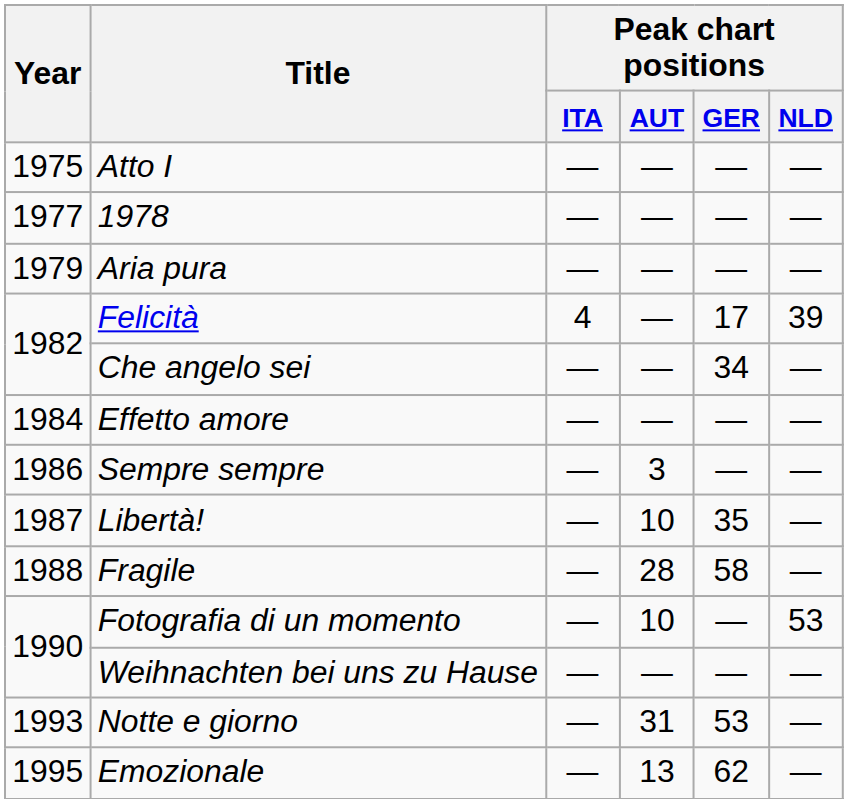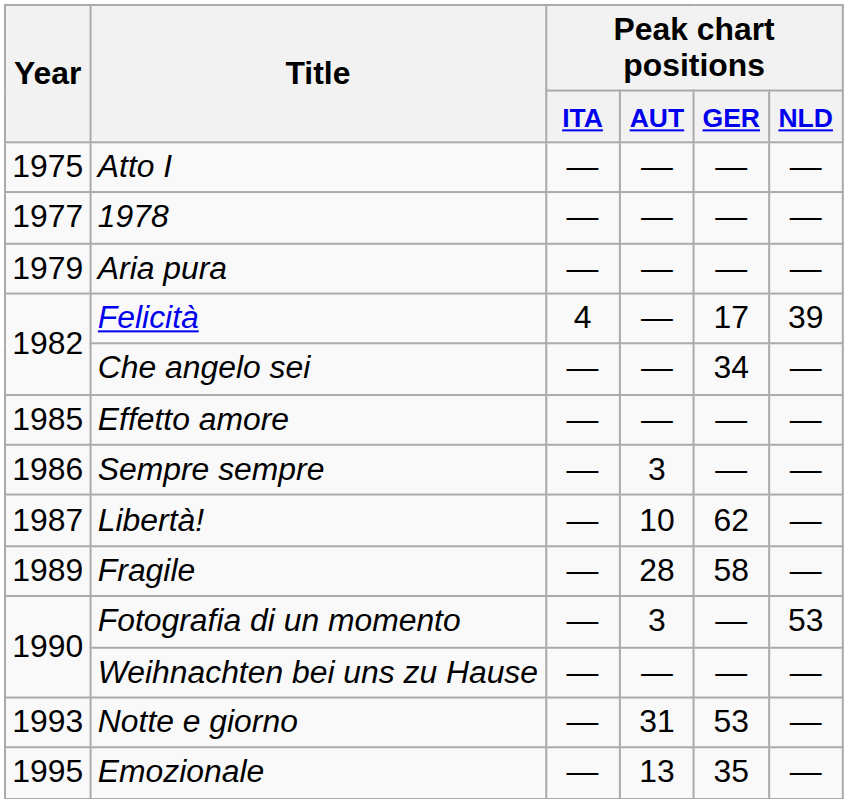(48, 419) 1984 -> (48, 419) 1985
(731, 520) 35 -> (731, 520) 62
(48, 570) 1988 -> (48, 570) 1989
(657, 621) 10 -> (657, 621) 3
(731, 772) 62 -> (731, 772) 35
